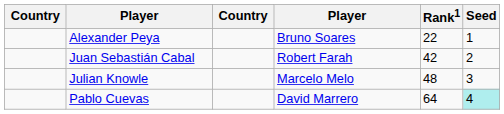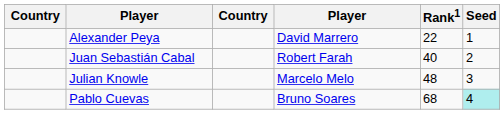(316, 38) Bruno Soares -> (318, 38) David Marrero
(430, 58) 42 -> (430, 58) 40
(318, 99) David Marrero -> (316, 99) Bruno Soares
(430, 99) 64 -> (430, 99) 68
